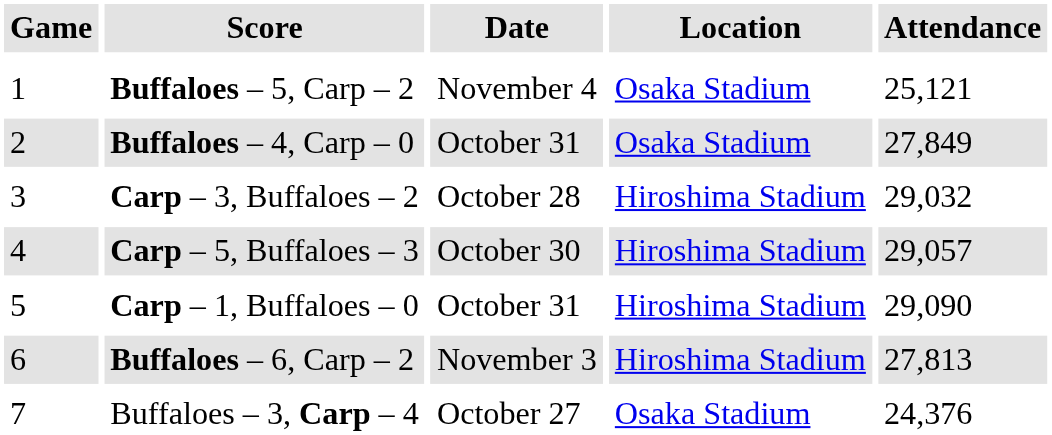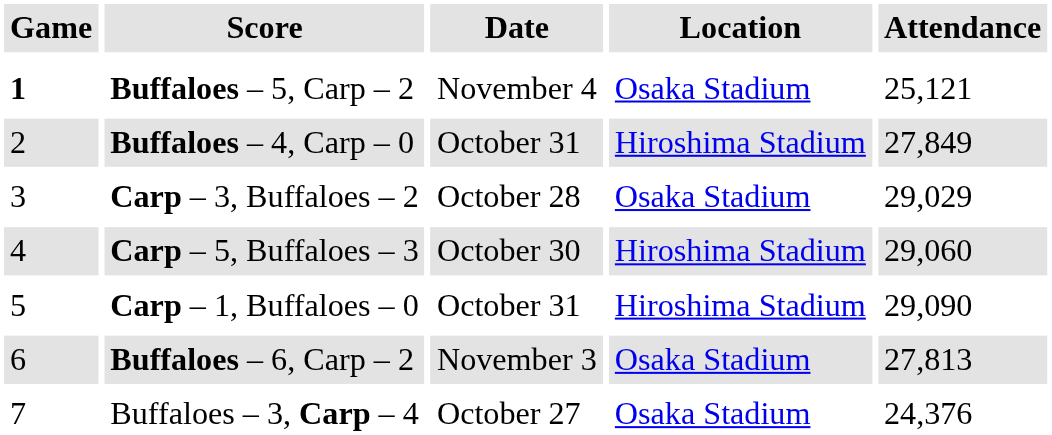(18, 87) normal -> (18, 87) bold
(713, 142) Osaka Stadium -> (740, 142) Hiroshima Stadium
(740, 196) Hiroshima Stadium -> (713, 196) Osaka Stadium
(928, 196) 29,032 -> (928, 196) 29,029
(928, 250) 29,057 -> (928, 250) 29,060
(740, 359) Hiroshima Stadium -> (713, 359) Osaka Stadium
